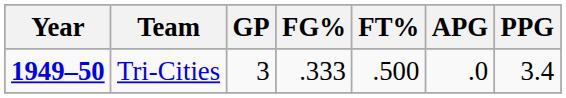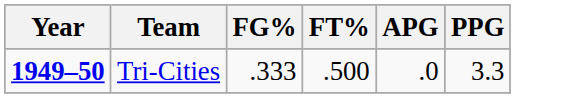- column: (251, 26)
(537, 70) 3.4 -> (488, 70) 3.3
